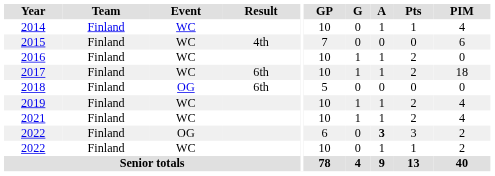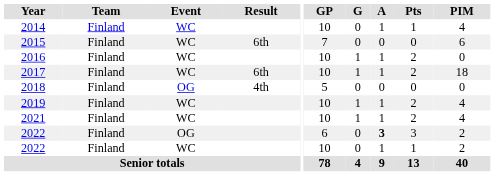(261, 42) 4th -> (261, 42) 6th
(261, 87) 6th -> (261, 87) 4th
